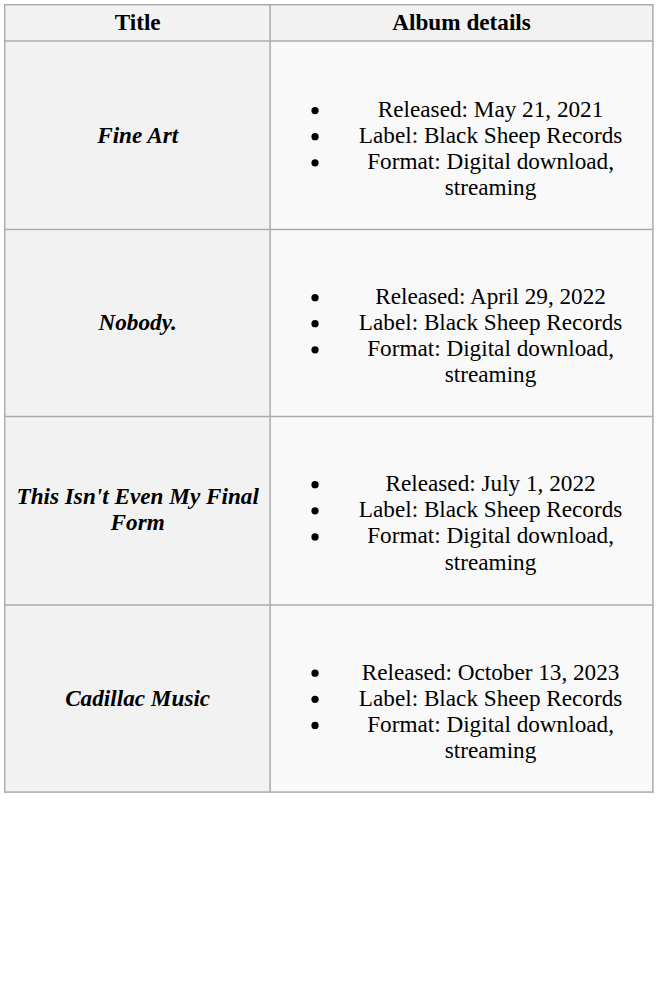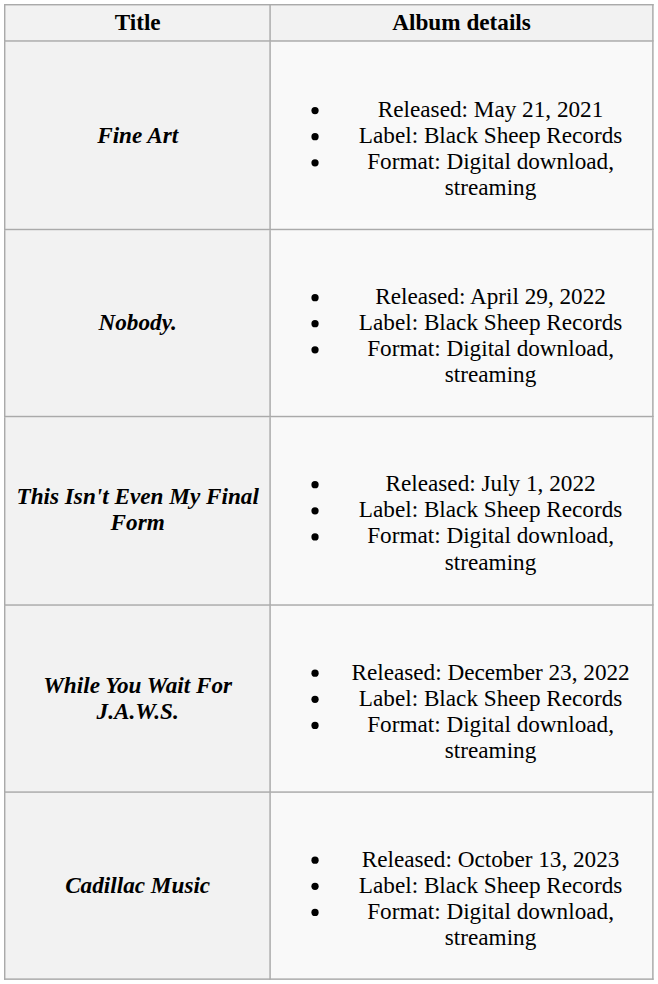+ row: (138, 697)
